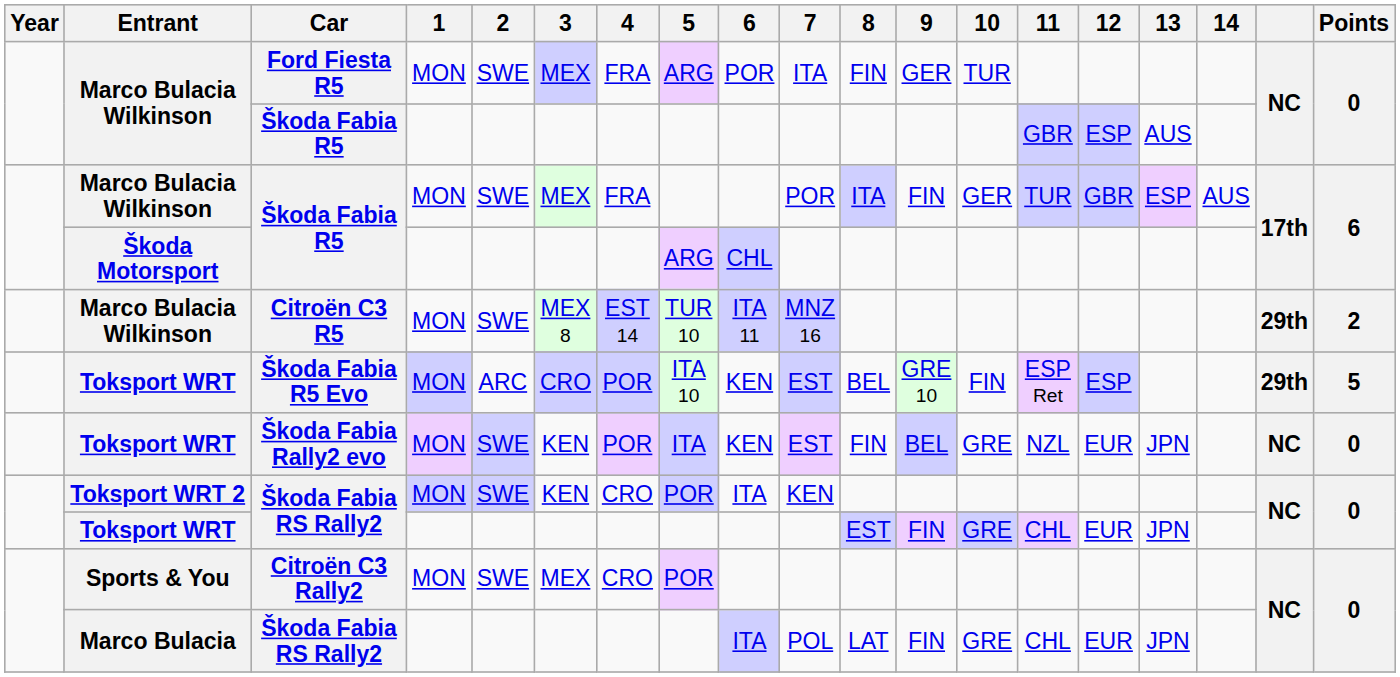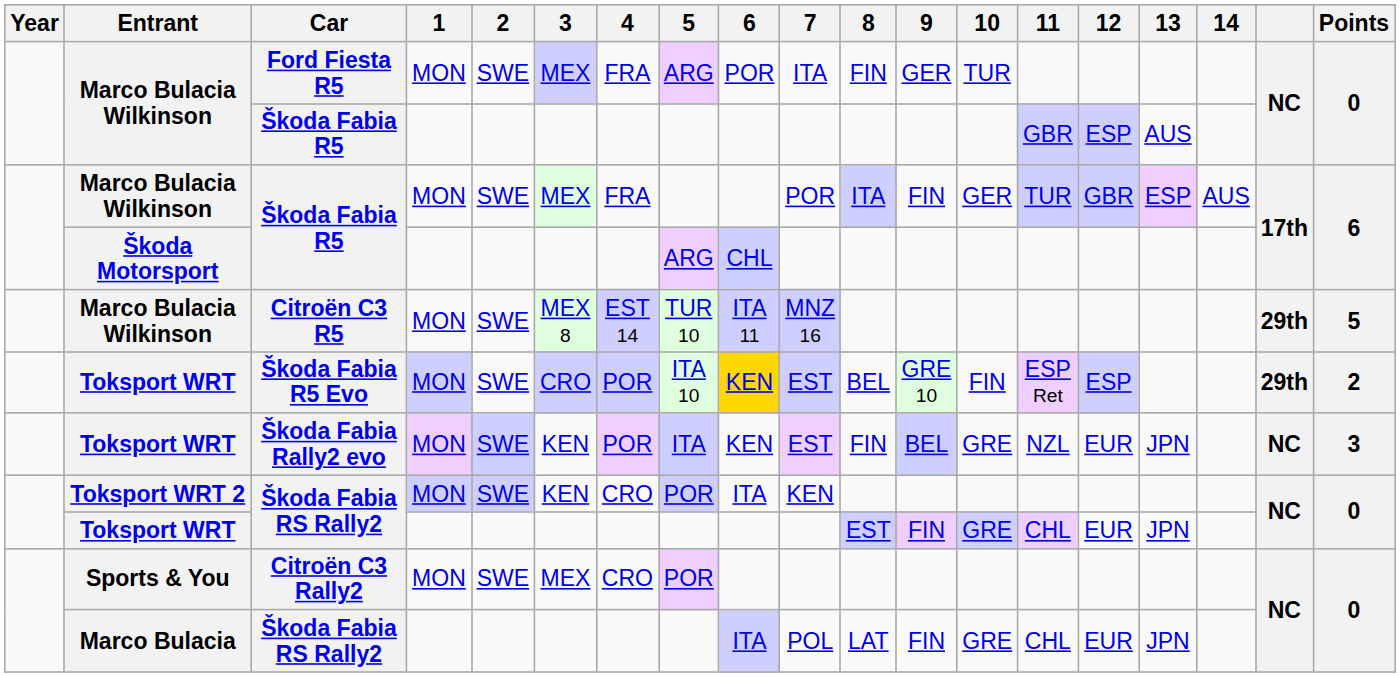(1354, 321) 2 -> (1354, 321) 5
(503, 383) ARC -> (503, 383) SWE
(749, 383) no background -> (749, 383) gold background
(1354, 383) 5 -> (1354, 383) 2
(1354, 445) 0 -> (1354, 445) 3
